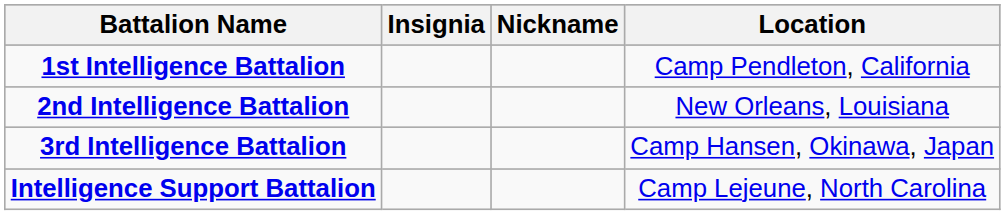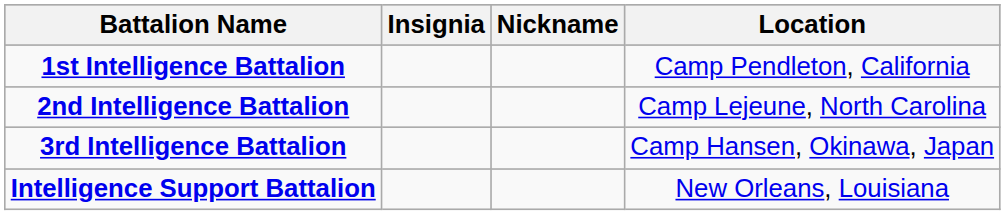(812, 106) New Orleans, Louisiana -> (812, 106) Camp Lejeune, North Carolina
(812, 188) Camp Lejeune, North Carolina -> (812, 188) New Orleans, Louisiana
